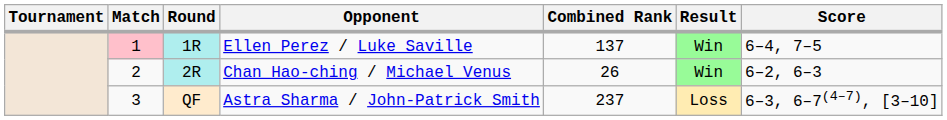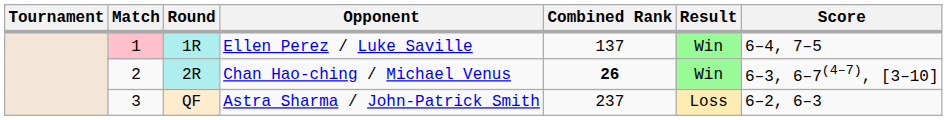(610, 72) normal -> (610, 74) bold
(783, 72) 6–2, 6–3 -> (842, 74) 6–3, 6–7(4–7), [3–10]
(842, 100) 6–3, 6–7(4–7), [3–10] -> (783, 102) 6–2, 6–3
